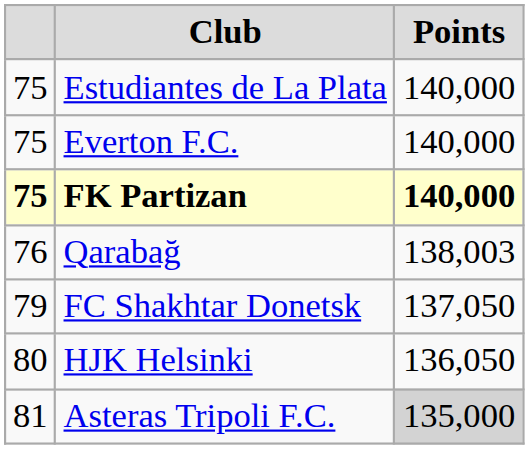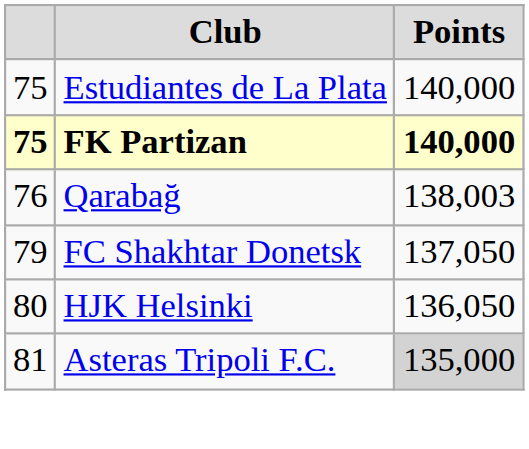- row: (151, 141)
